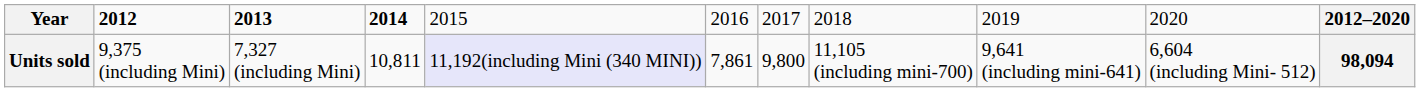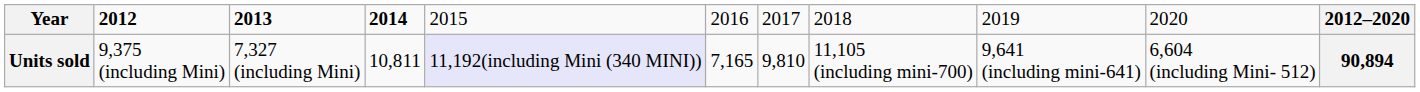(732, 60) 7,861 -> (732, 60) 7,165
(783, 60) 9,800 -> (783, 60) 9,810
(1367, 60) 98,094 -> (1367, 60) 90,894
